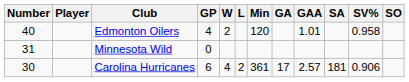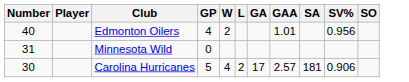- column: (260, 13)
(366, 31) 0.958 -> (341, 31) 0.956
(208, 67) 6 -> (208, 67) 5
